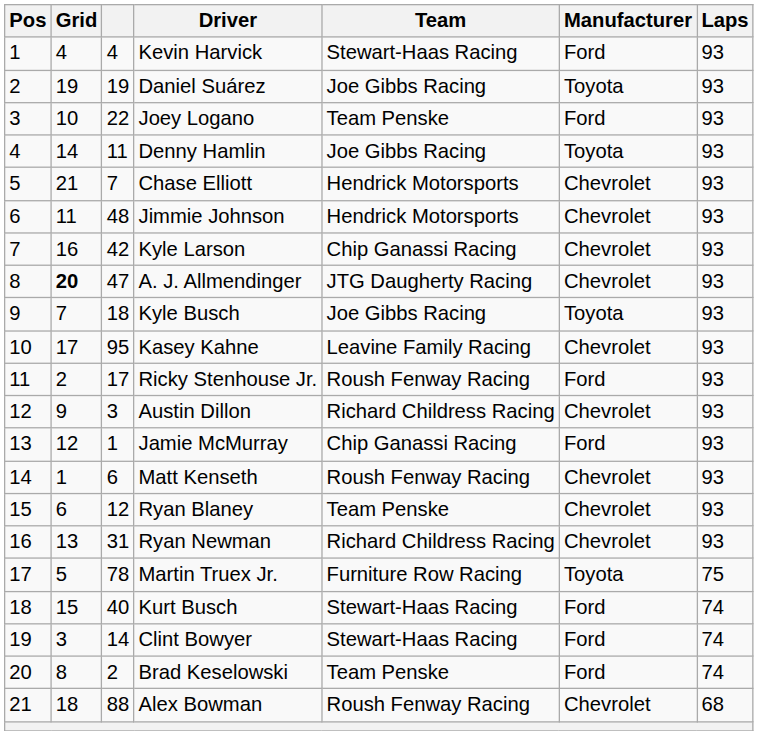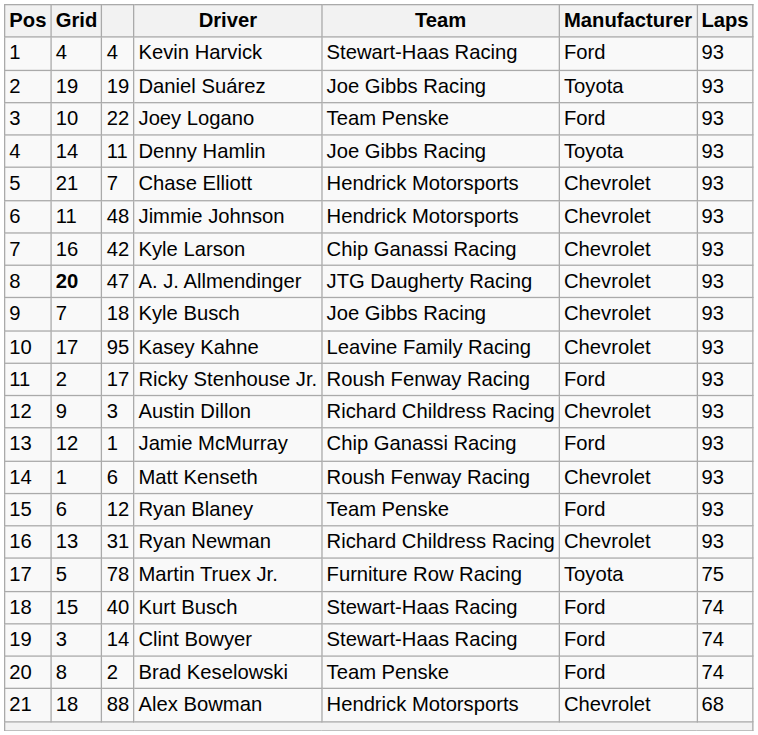(594, 313) Toyota -> (607, 313) Chevrolet
(607, 509) Chevrolet -> (585, 509) Ford
(428, 704) Roush Fenway Racing -> (423, 704) Hendrick Motorsports
